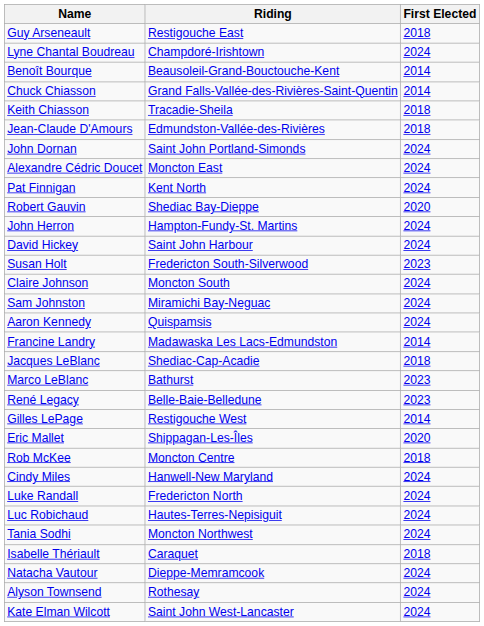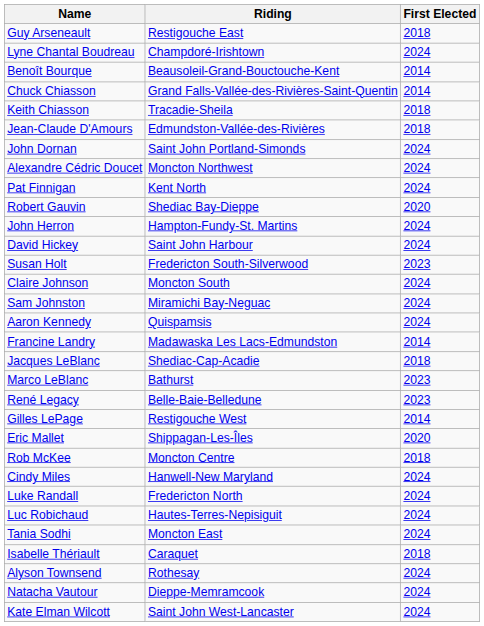(185, 168) Moncton East -> (200, 168) Moncton Northwest
(200, 534) Moncton Northwest -> (185, 534) Moncton East
rows swapped: (54, 592) <-> (52, 573)
